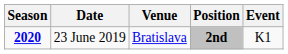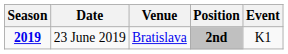(27, 38) 2020 -> (27, 38) 2019
